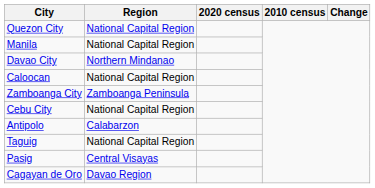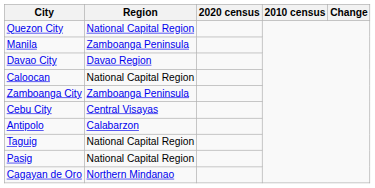(140, 45) National Capital Region -> (138, 45) Zamboanga Peninsula
(130, 61) Northern Mindanao -> (119, 61) Davao Region
(140, 110) National Capital Region -> (122, 110) Central Visayas
(122, 158) Central Visayas -> (140, 158) National Capital Region
(119, 175) Davao Region -> (130, 175) Northern Mindanao
